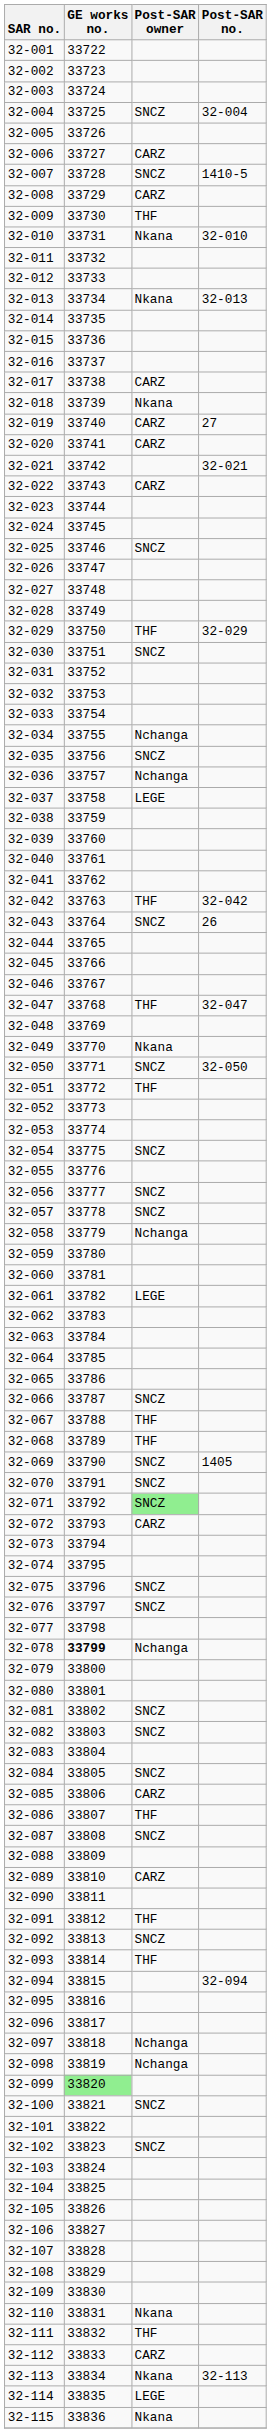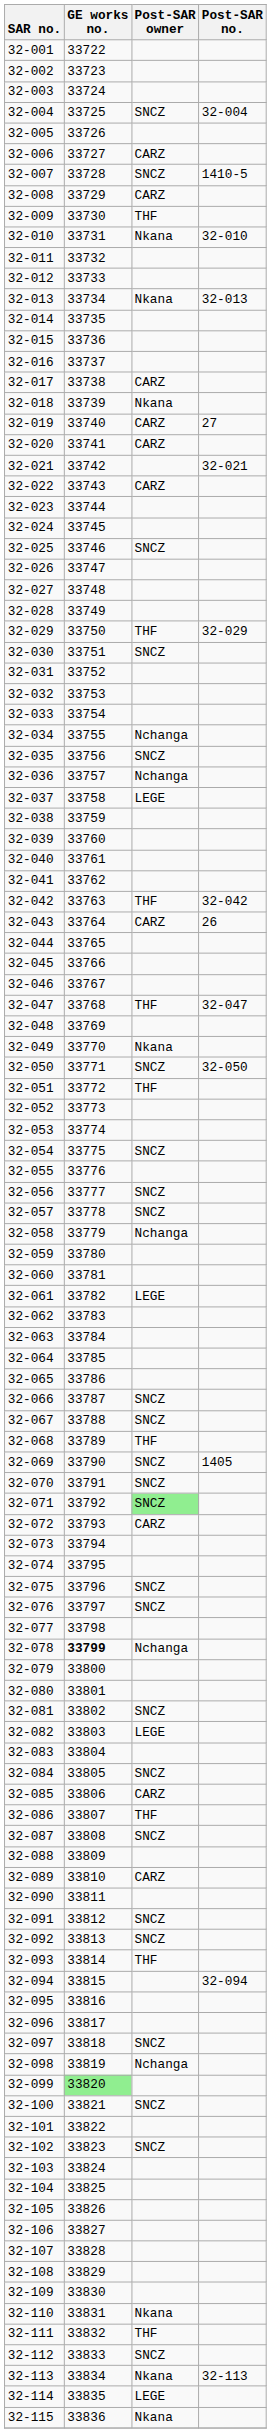(150, 922) SNCZ -> (150, 922) CARZ
(146, 1421) THF -> (150, 1421) SNCZ
(150, 1732) SNCZ -> (150, 1732) LEGE
(146, 1919) THF -> (150, 1919) SNCZ
(161, 2044) Nchanga -> (150, 2044) SNCZ
(150, 2355) CARZ -> (150, 2355) SNCZ
